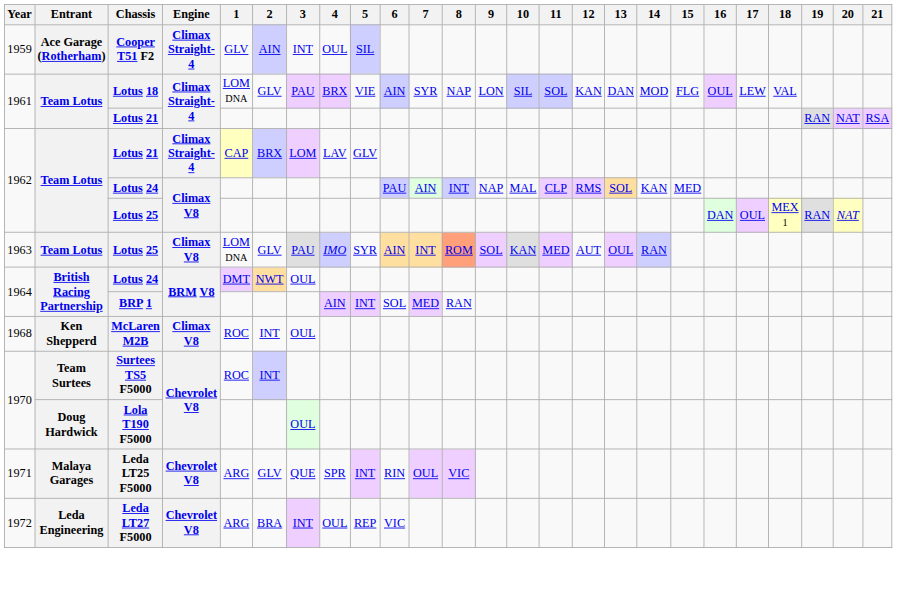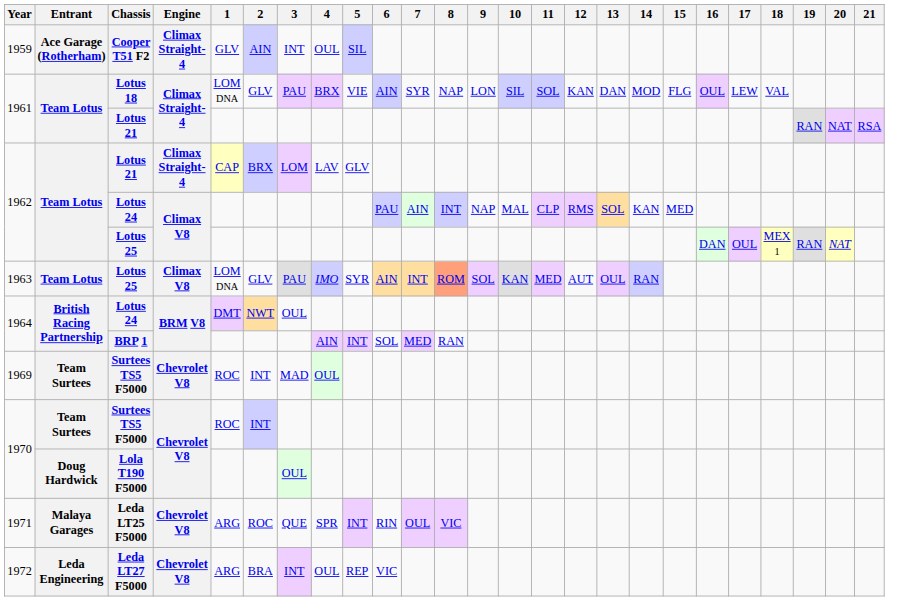- row: (20, 333)
+ row: (20, 375)
(270, 473) GLV -> (260, 523) ROC
